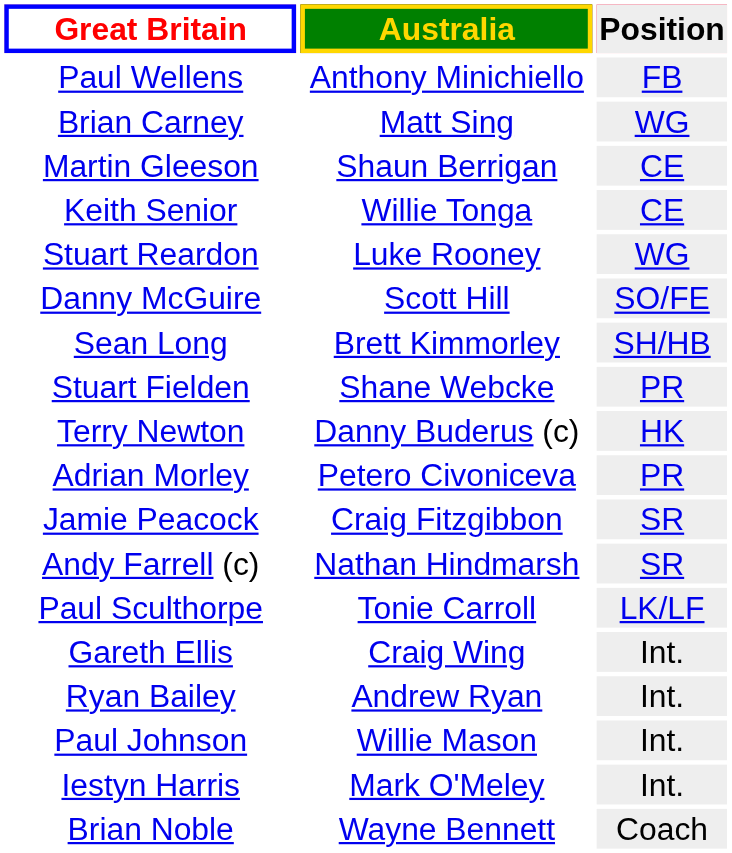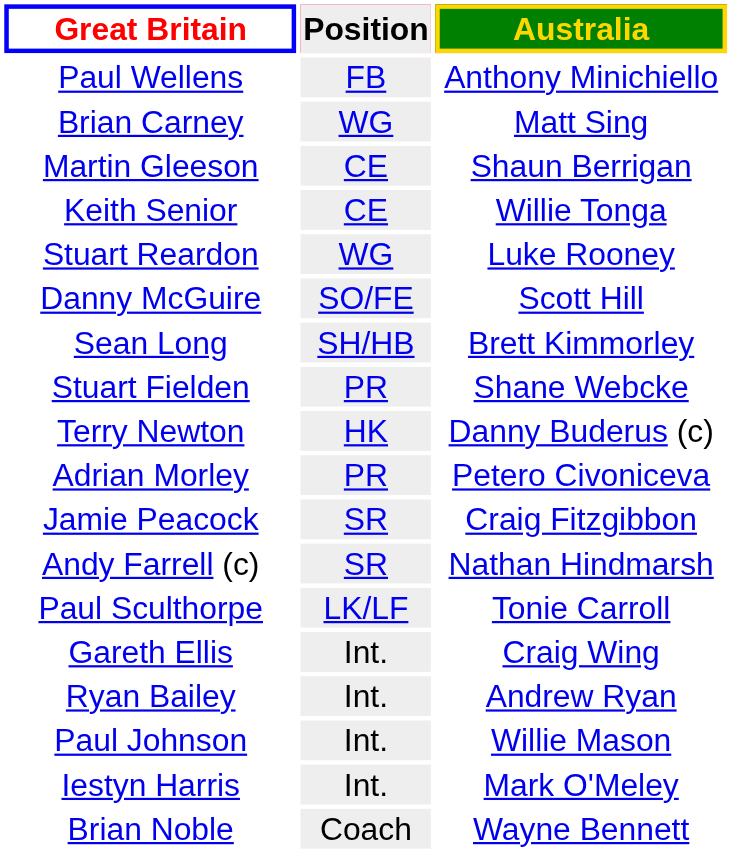columns swapped: (662, 29) <-> (447, 29)
